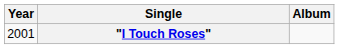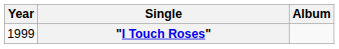(21, 33) 2001 -> (21, 33) 1999
